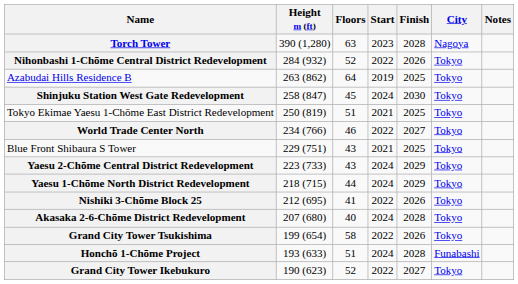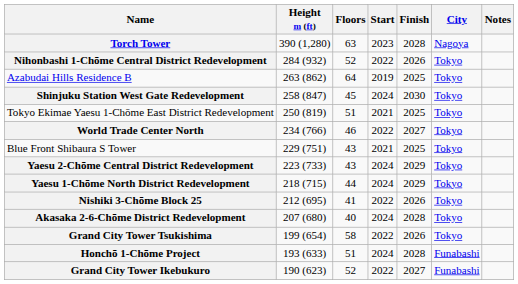(448, 270) Tokyo -> (457, 270) Funabashi
